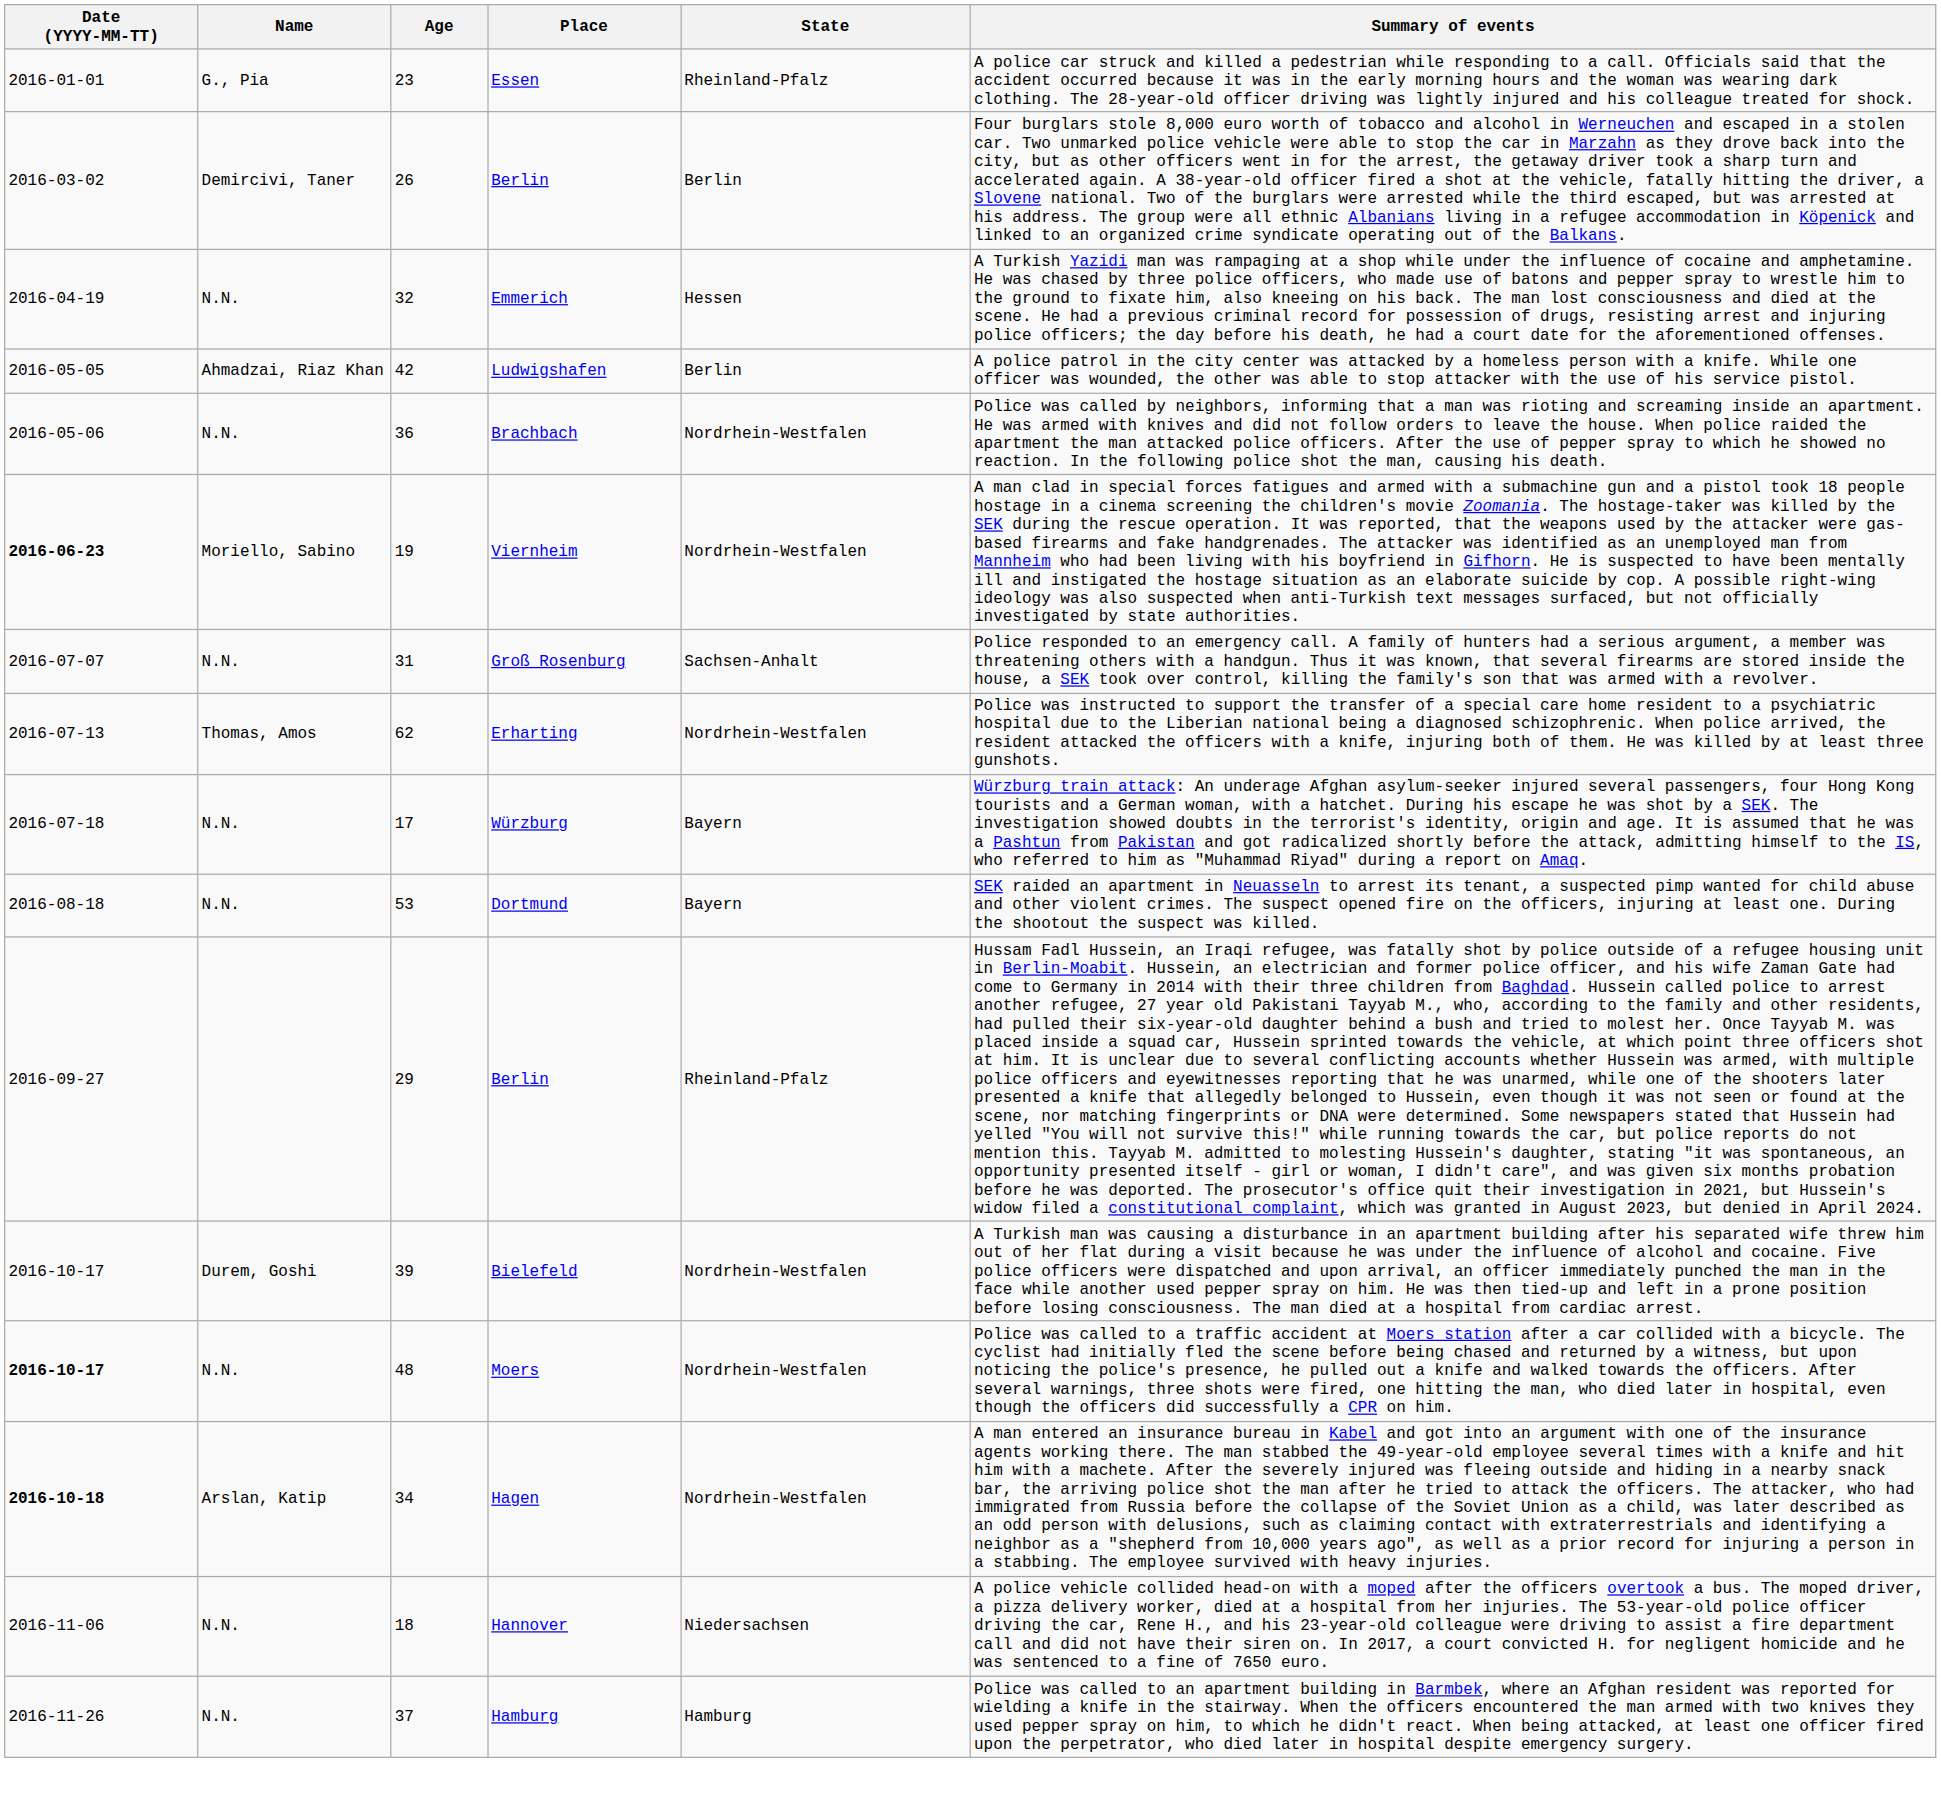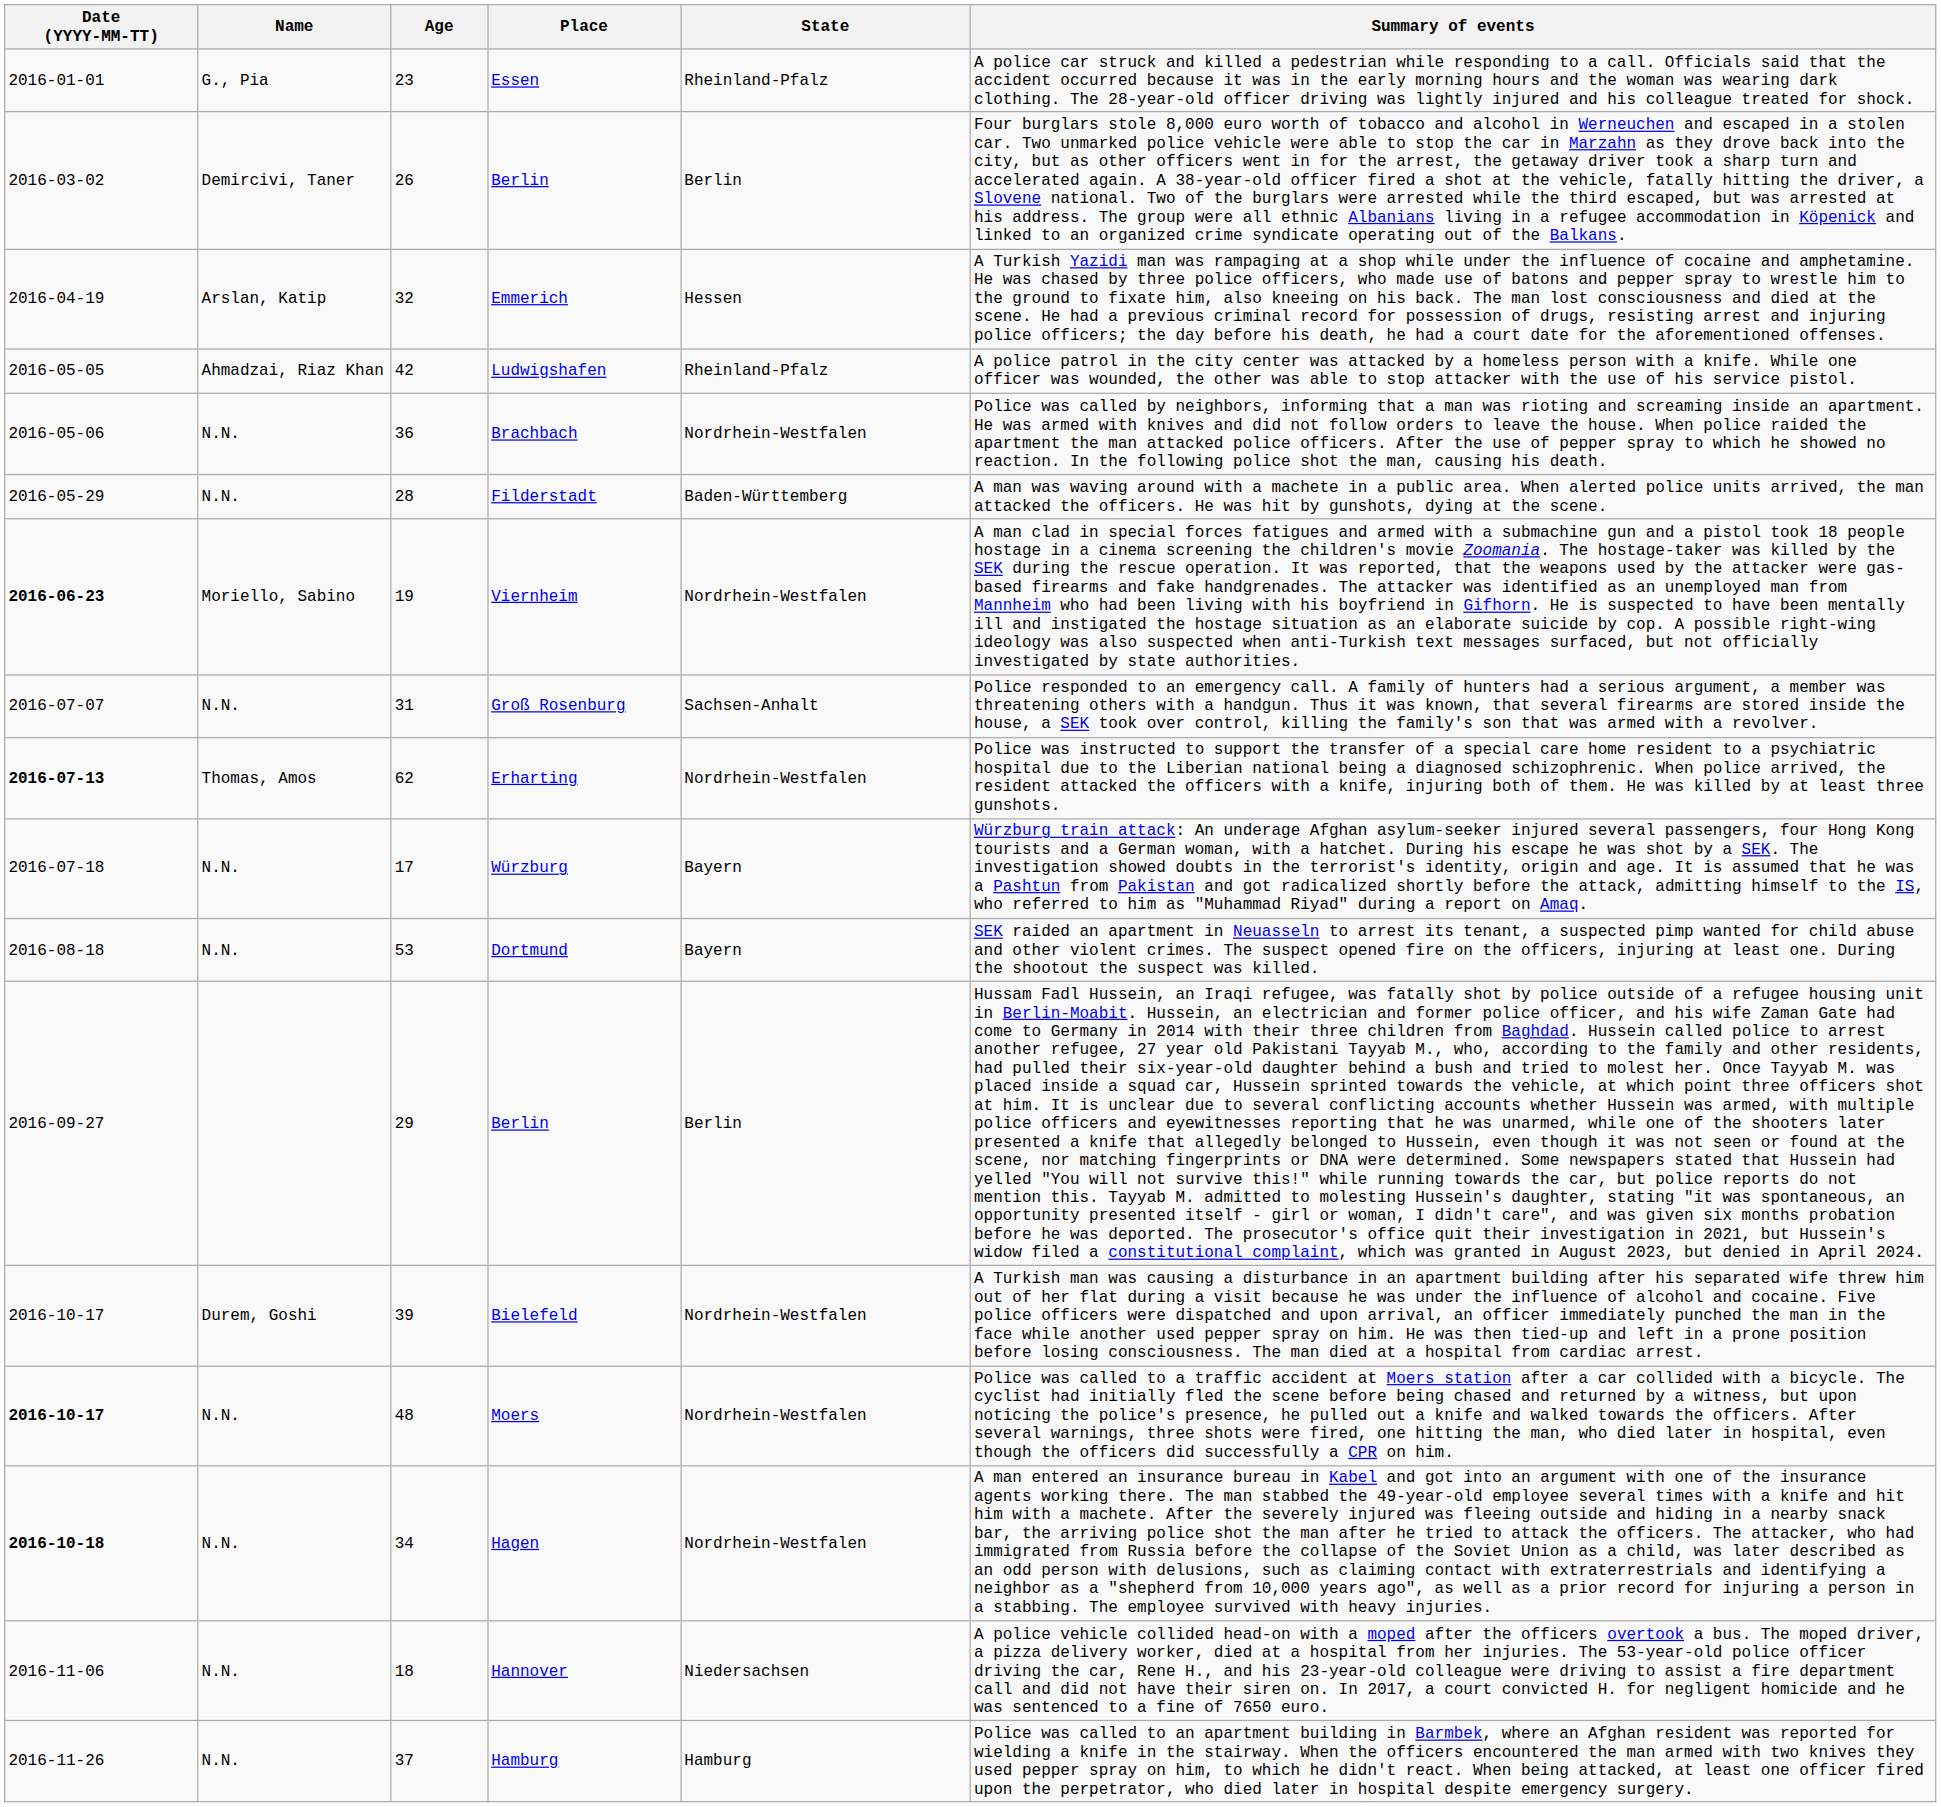(221, 299) N.N. -> (264, 299) Arslan, Katip
(713, 371) Berlin -> (756, 371) Rheinland-Pfalz
+ row: (404, 497)
(56, 734) normal -> (56, 778) bold
(756, 1079) Rheinland-Pfalz -> (713, 1124) Berlin
(264, 1499) Arslan, Katip -> (221, 1543) N.N.
